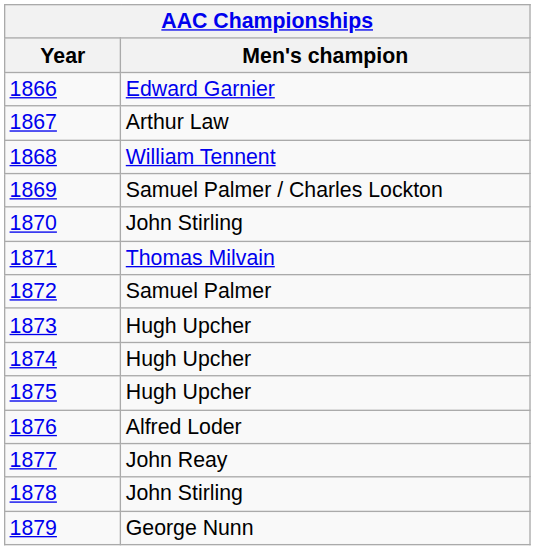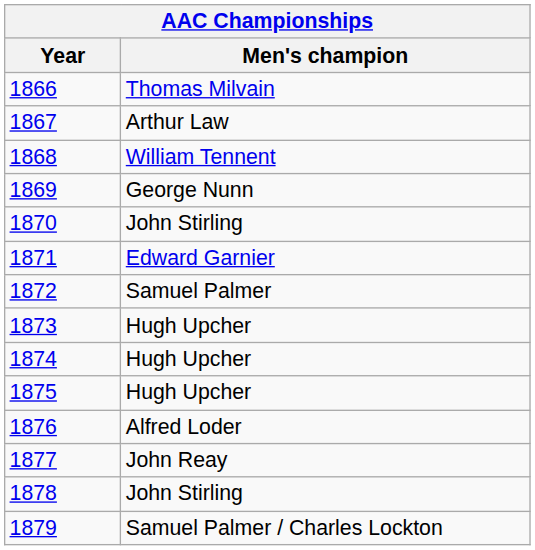(200, 88) Edward Garnier -> (200, 88) Thomas Milvain
(284, 190) Samuel Palmer / Charles Lockton -> (190, 190) George Nunn
(200, 257) Thomas Milvain -> (200, 257) Edward Garnier
(190, 527) George Nunn -> (284, 527) Samuel Palmer / Charles Lockton
